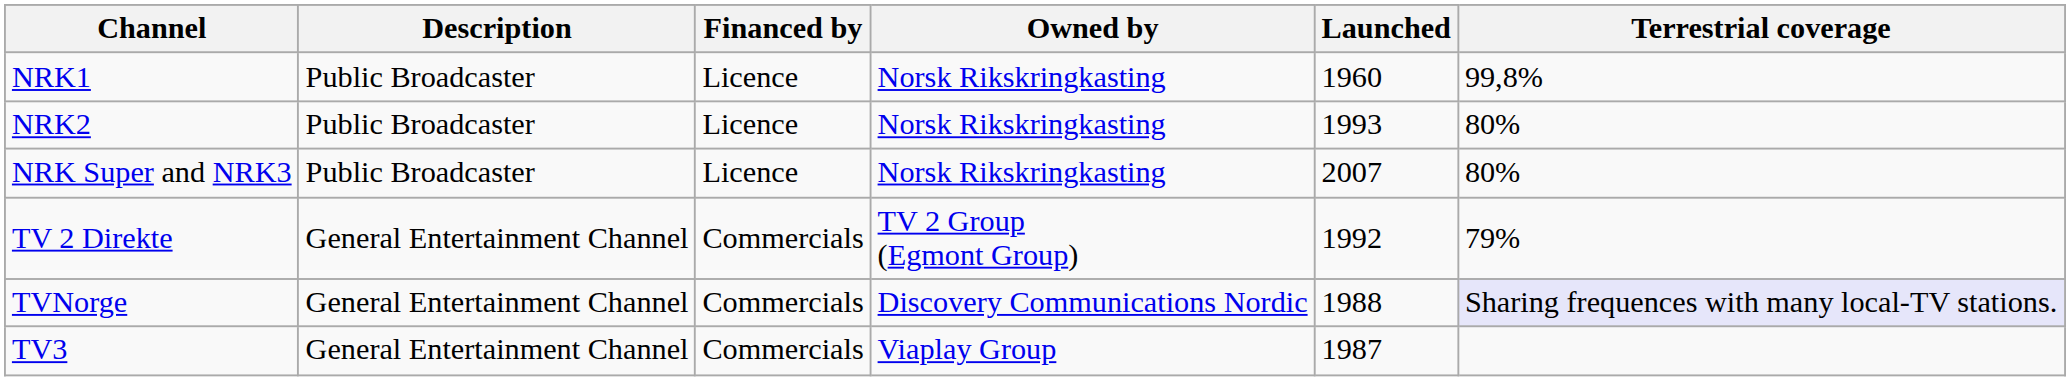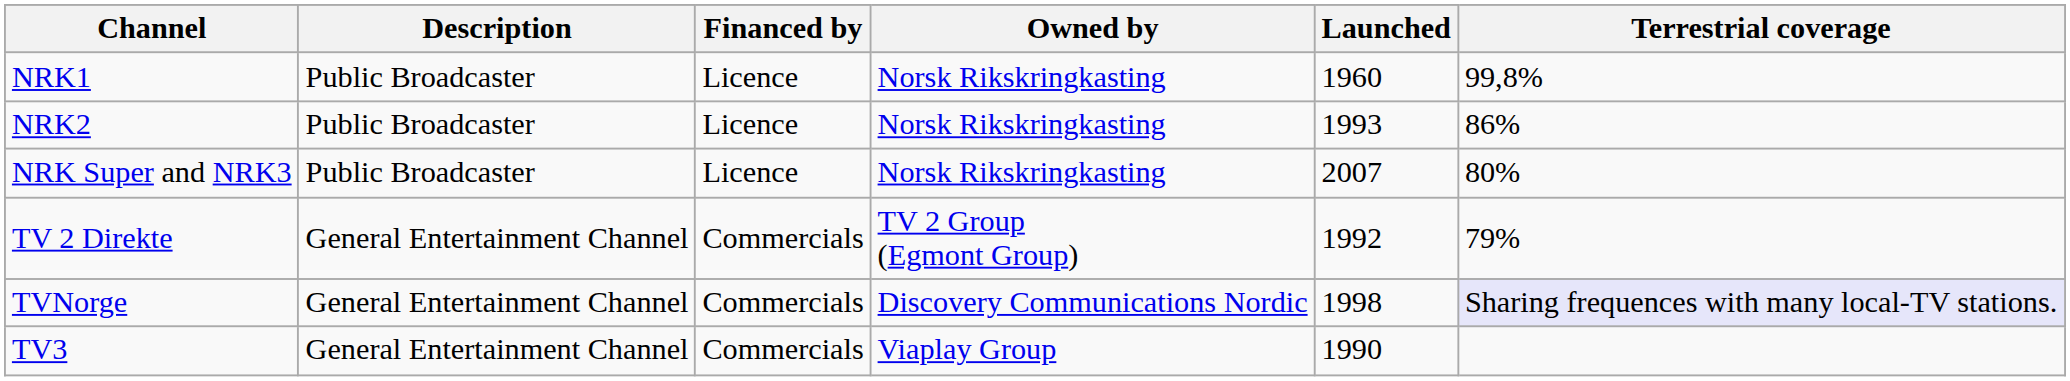(1493, 124) 80% -> (1493, 124) 86%
(1352, 302) 1988 -> (1352, 302) 1998
(1352, 350) 1987 -> (1352, 350) 1990
